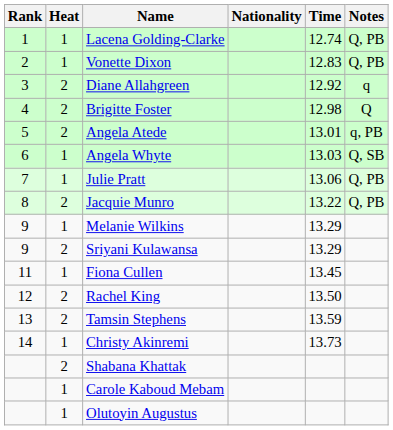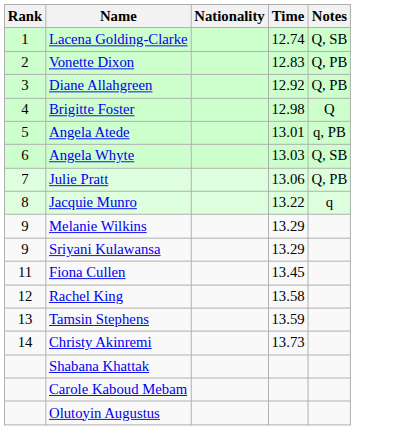- column: (64, 16)
(366, 39) Q, PB -> (329, 39) Q, SB
(366, 86) q -> (329, 86) Q, PB
(366, 202) Q, PB -> (329, 202) q
(325, 296) 13.50 -> (288, 296) 13.58
